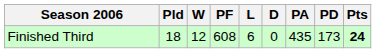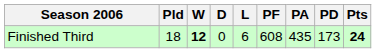columns swapped: (274, 15) <-> (225, 15)
(198, 36) normal -> (198, 36) bold
